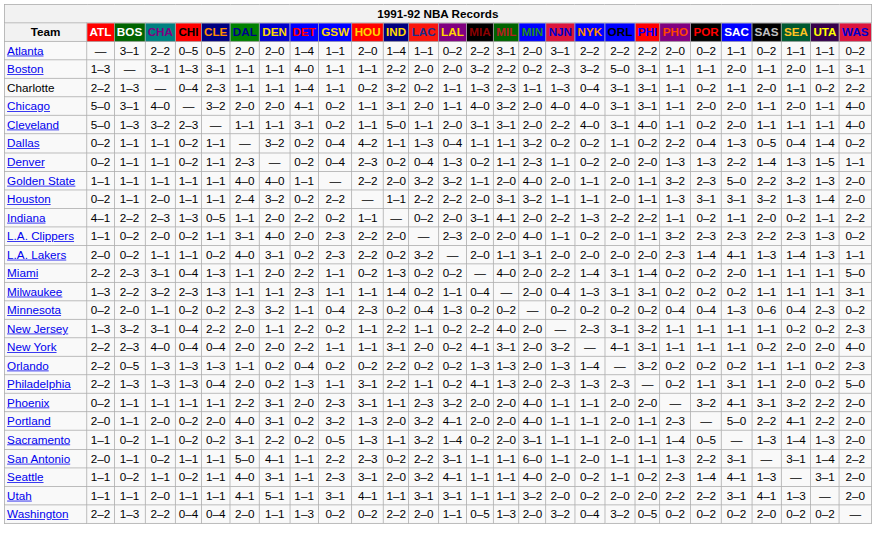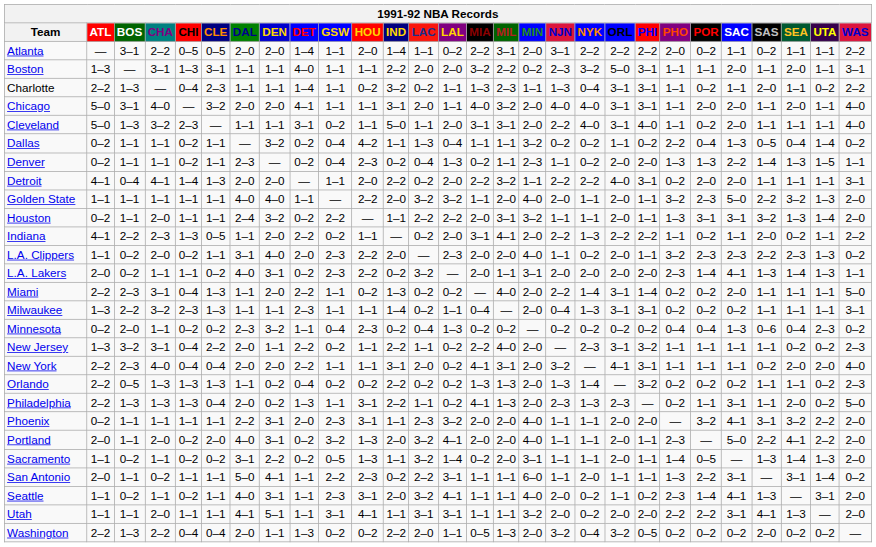(855, 51) 0–2 -> (855, 51) 2–2
(335, 106) 0–2 -> (335, 106) 1–1
+ row: (24, 181)
(855, 459) 2–2 -> (855, 477) 0–2
